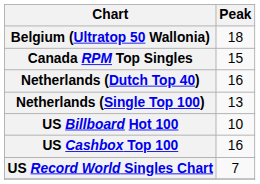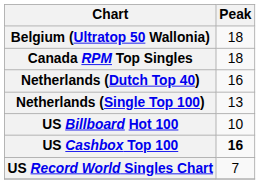(235, 59) 15 -> (235, 59) 18
(235, 146) normal -> (235, 146) bold
